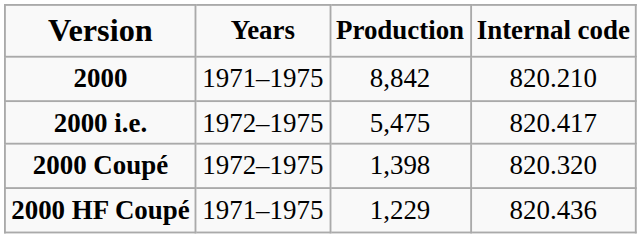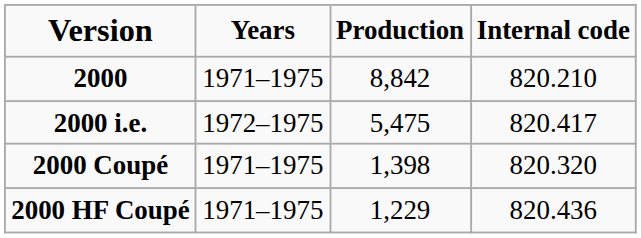(263, 165) 1972–1975 -> (263, 165) 1971–1975
